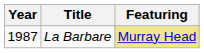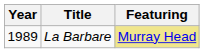(23, 36) 1987 -> (23, 36) 1989
